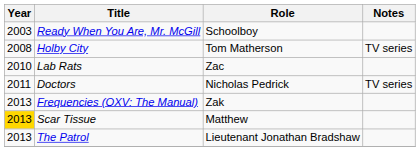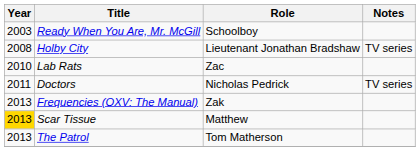(244, 48) Tom Matherson -> (283, 48) Lieutenant Jonathan Bradshaw
(283, 137) Lieutenant Jonathan Bradshaw -> (244, 137) Tom Matherson
